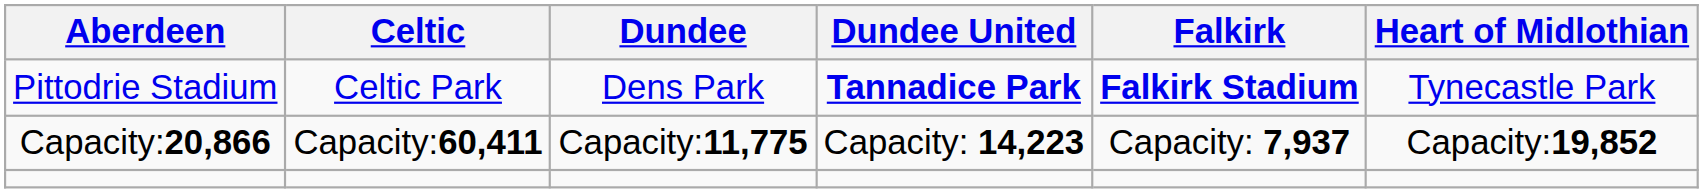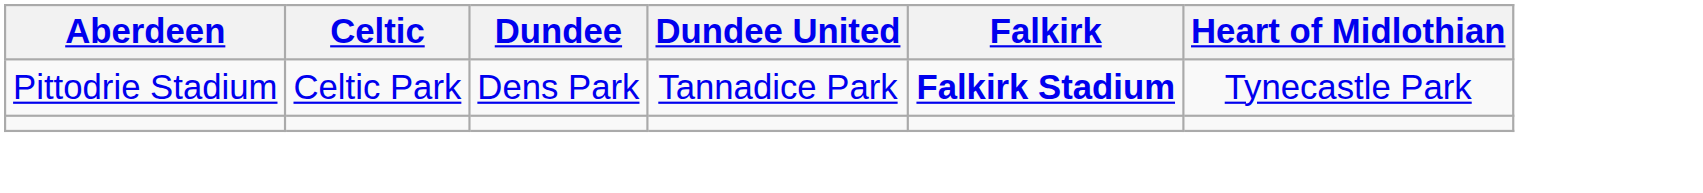(954, 87) bold -> (778, 87) normal
- row: (145, 142)
